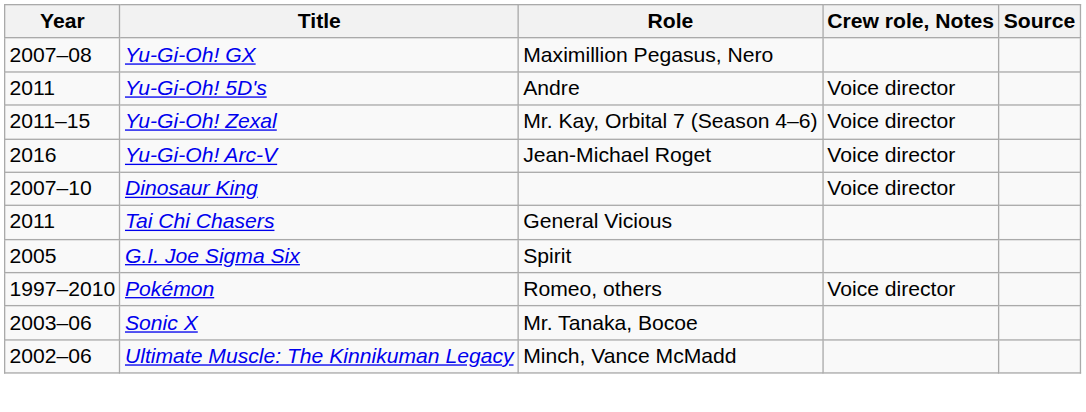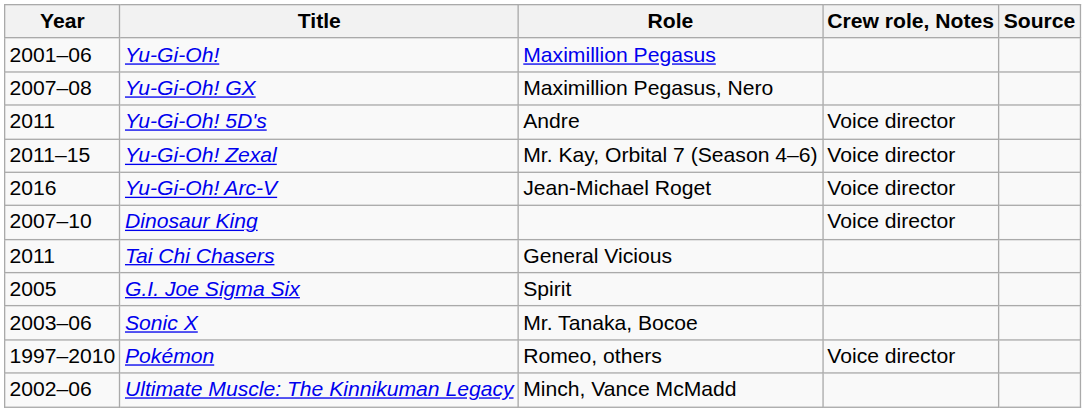+ row: (172, 54)
rows swapped: (161, 322) <-> (170, 289)
